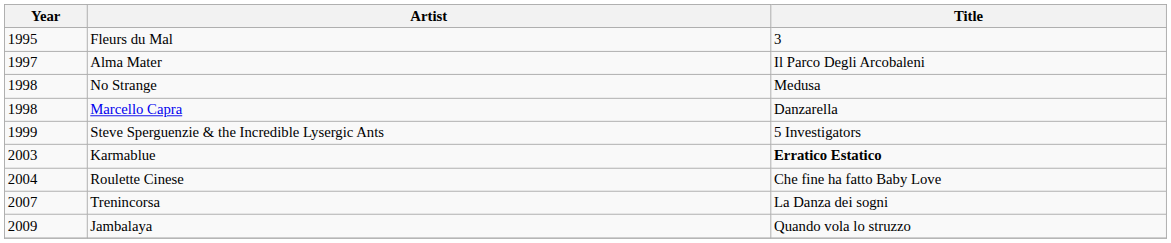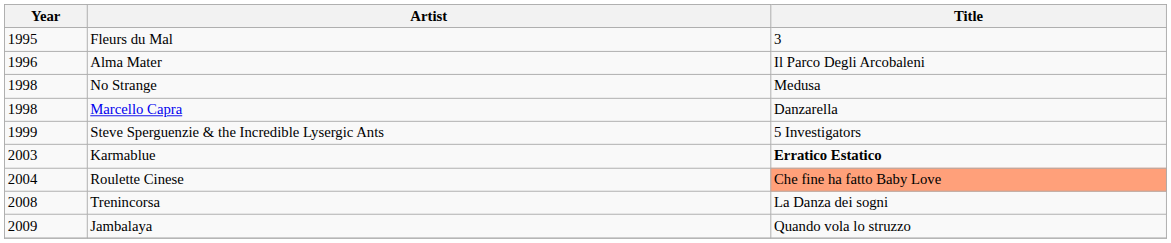(23, 62) 1997 -> (23, 62) 1996
(858, 179) no background -> (858, 179) lightsalmon background
(23, 202) 2007 -> (23, 202) 2008
